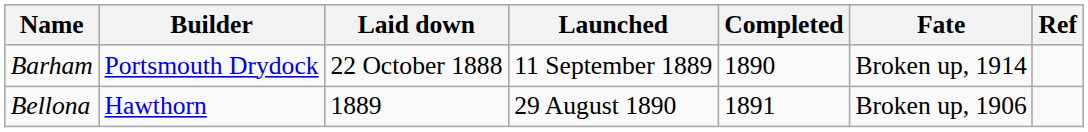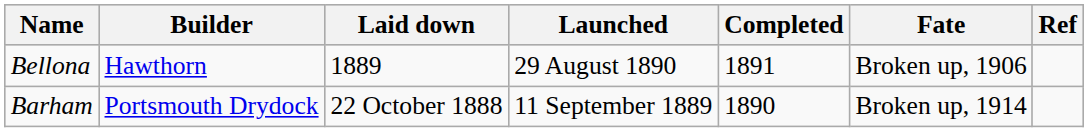rows swapped: (52, 65) <-> (51, 106)
